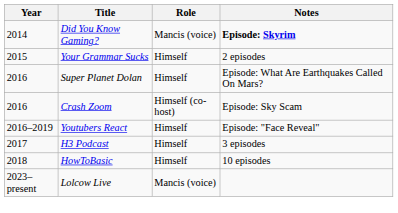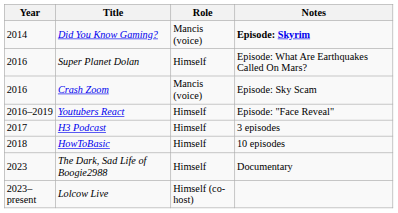- row: (105, 56)
(180, 106) Himself (co-host) -> (188, 90) Mancis (voice)
+ row: (102, 166)
(185, 182) Mancis (voice) -> (199, 194) Himself (co-host)
